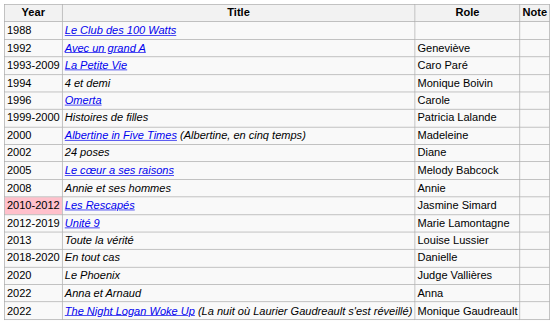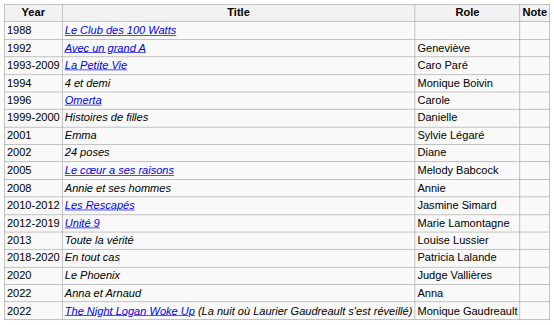(457, 118) Patricia Lalande -> (437, 118) Danielle
- row: (185, 135)
+ row: (81, 135)
(33, 205) pink background -> (33, 205) no background
(437, 258) Danielle -> (457, 258) Patricia Lalande
